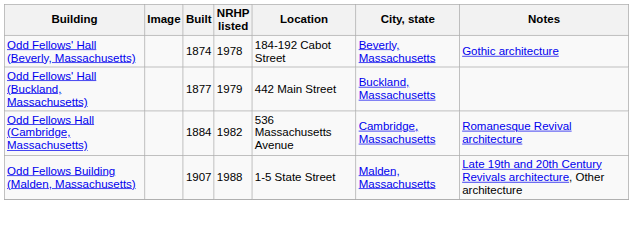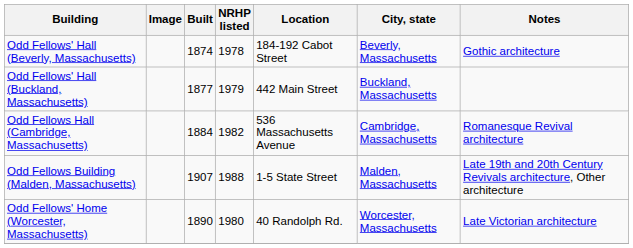+ row: (57, 221)
